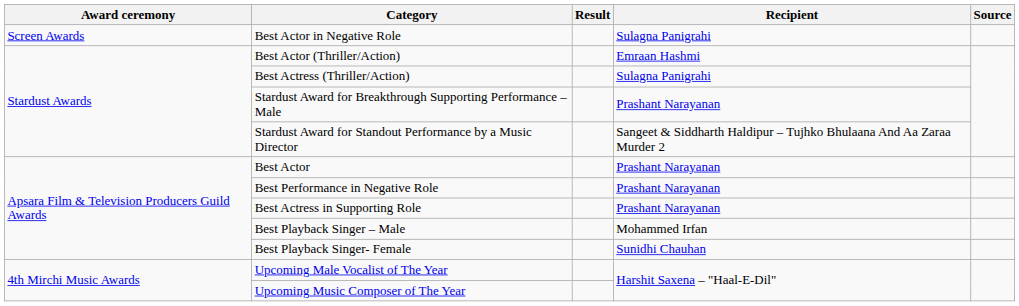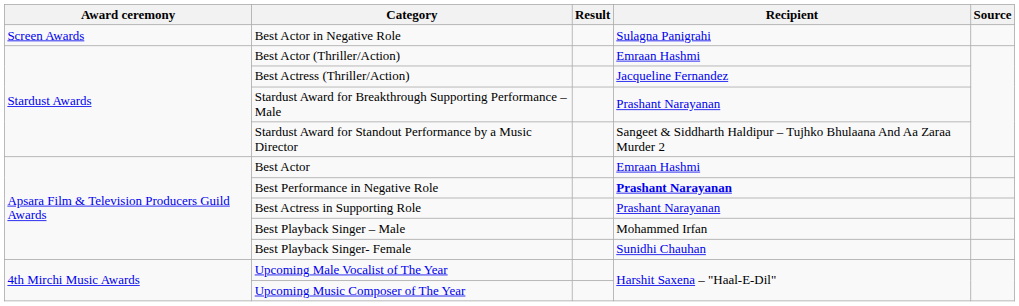(664, 76) Sulagna Panigrahi -> (672, 76) Jacqueline Fernandez
(668, 167) Prashant Narayanan -> (658, 167) Emraan Hashmi
(668, 187) normal -> (674, 187) bold
